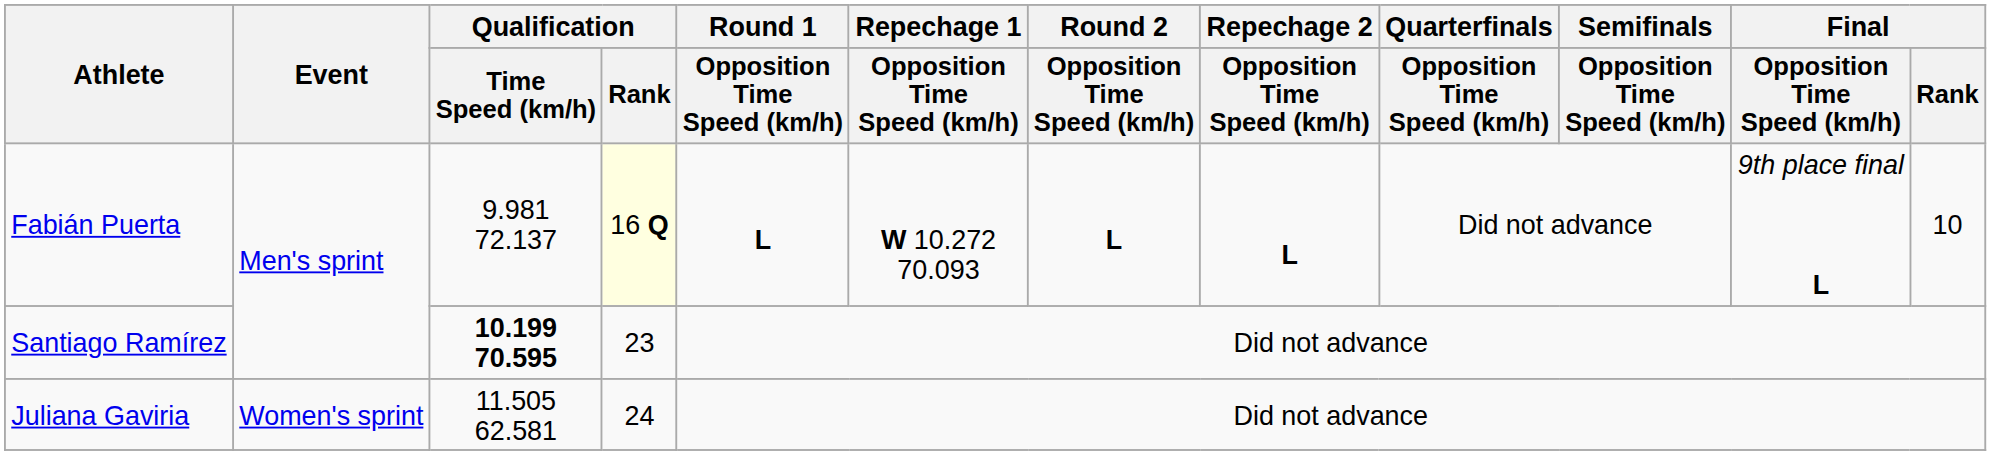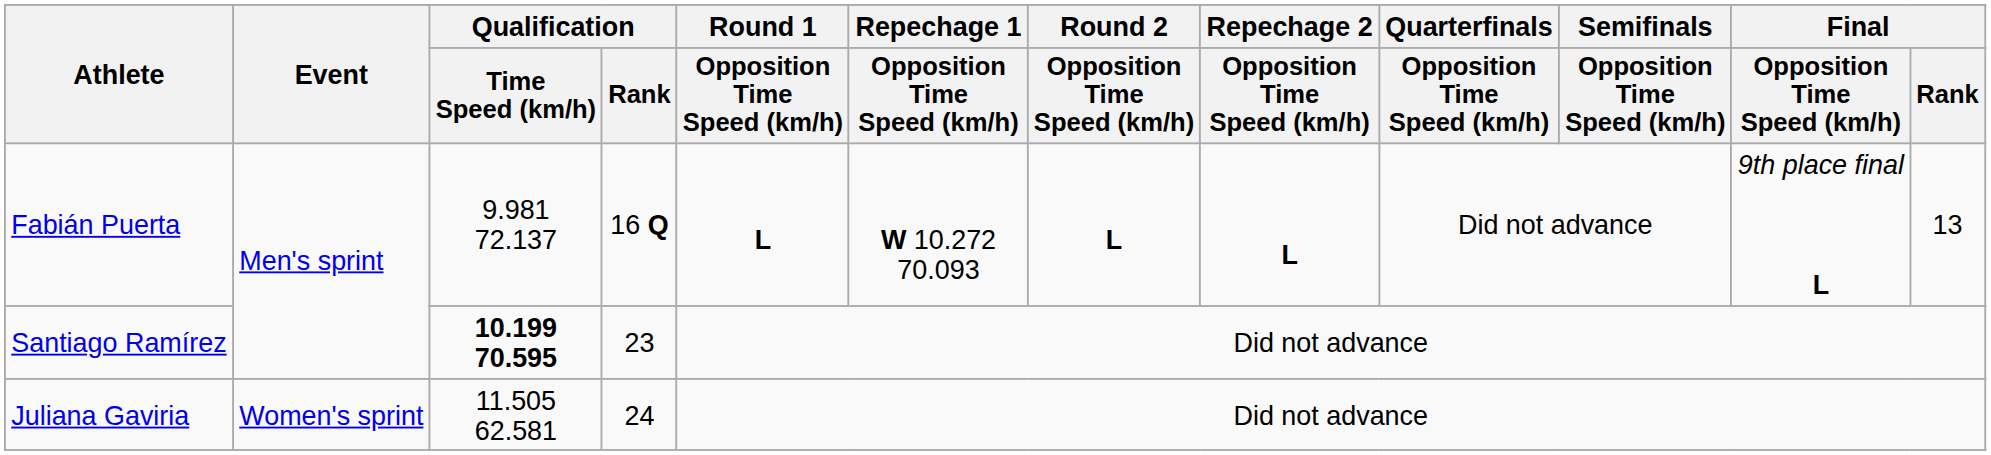(639, 225) lightyellow background -> (639, 225) no background
(1947, 225) 10 -> (1947, 225) 13
